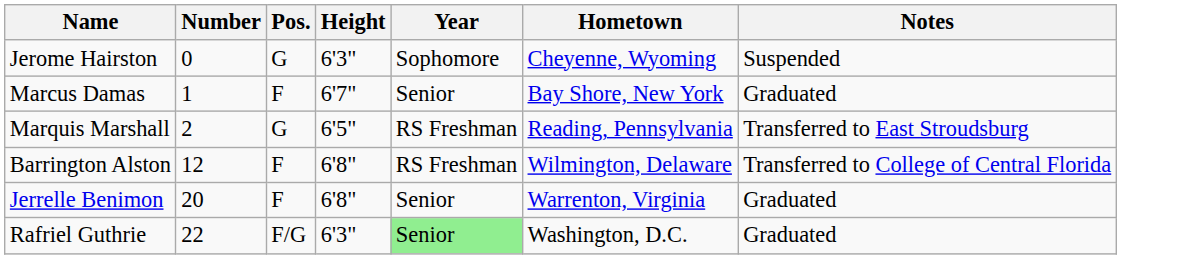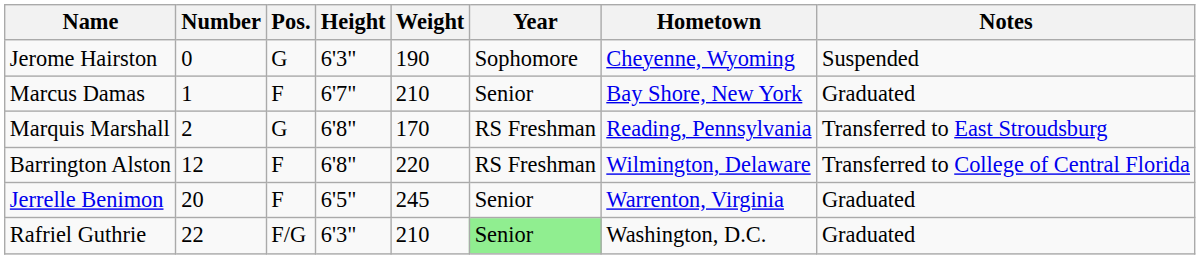+ column: (430, 22)
(339, 128) 6'5" -> (339, 128) 6'8"
(339, 199) 6'8" -> (339, 199) 6'5"
